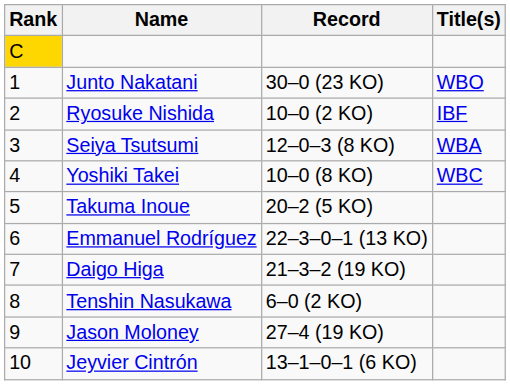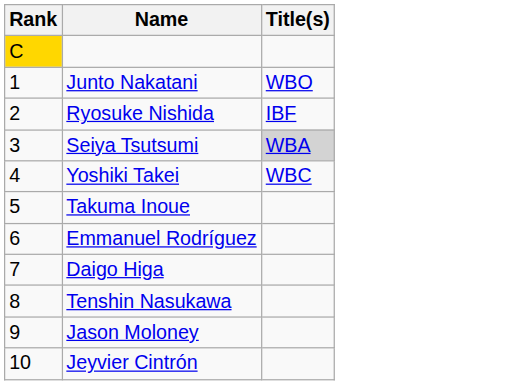- column: (347, 20)
(459, 144) no background -> (288, 144) lightgrey background
